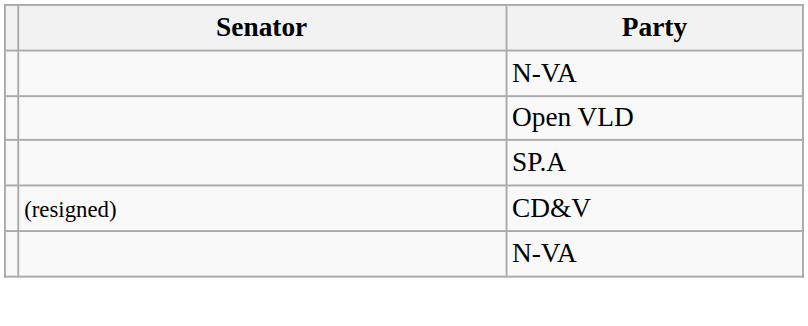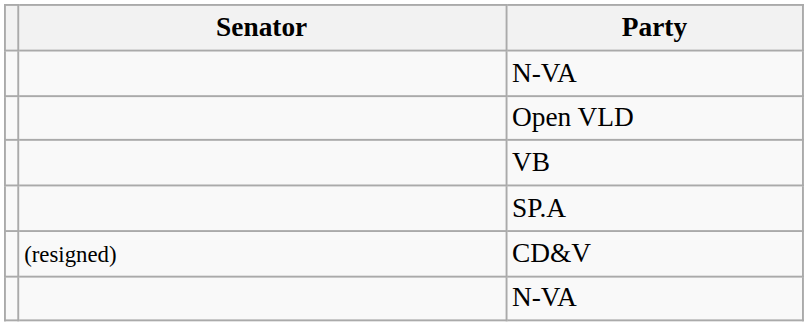+ row: (262, 163)
